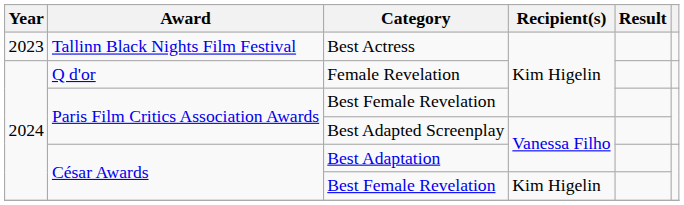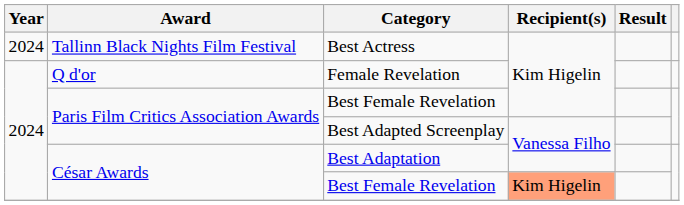(26, 46) 2023 -> (26, 46) 2024
(557, 185) no background -> (557, 185) lightsalmon background
